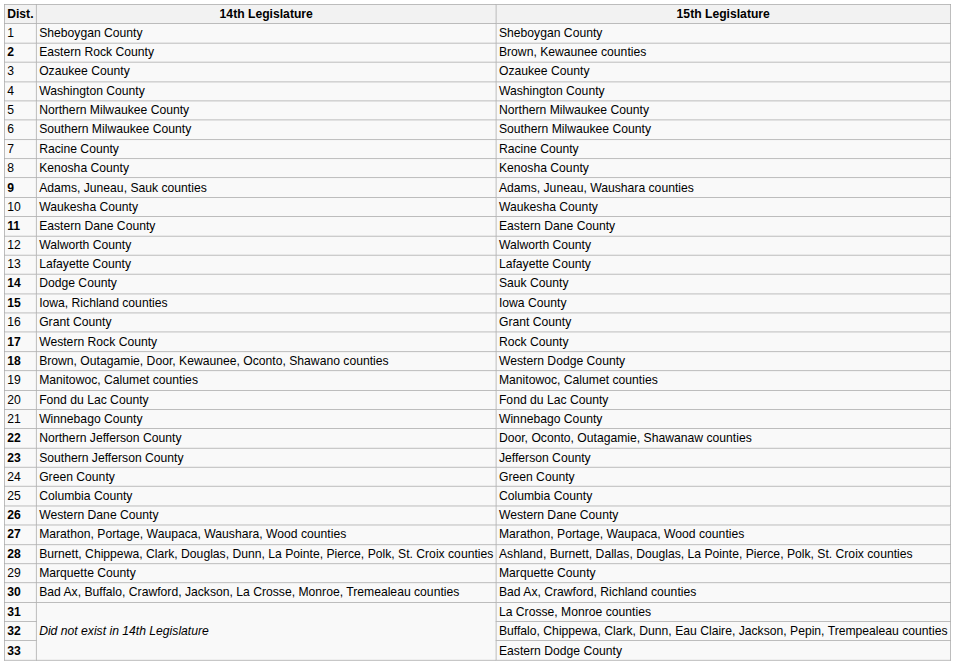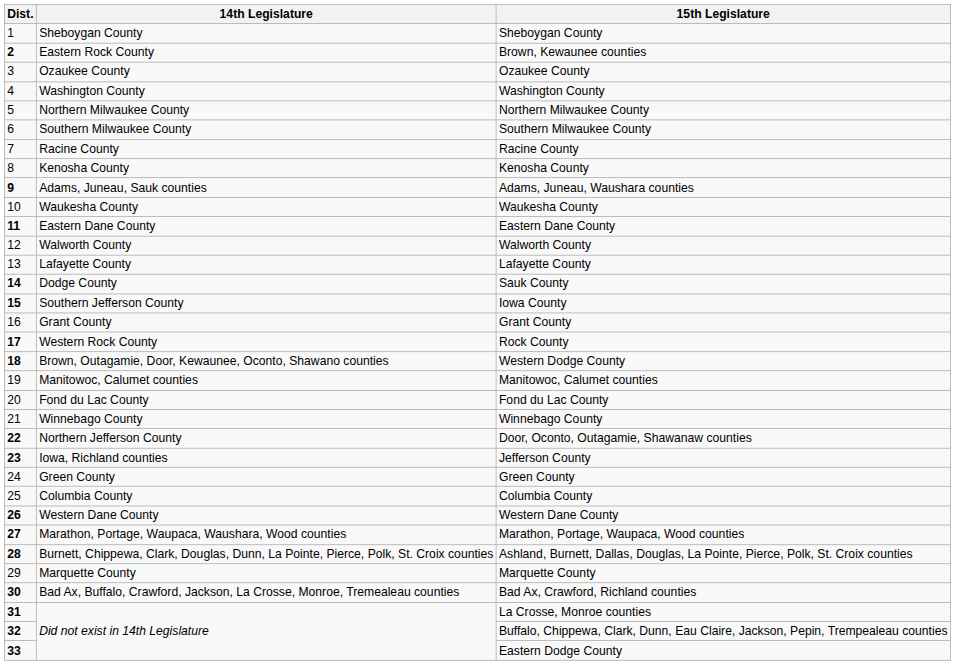(103, 303) Iowa, Richland counties -> (111, 303) Southern Jefferson County
(111, 457) Southern Jefferson County -> (103, 457) Iowa, Richland counties
